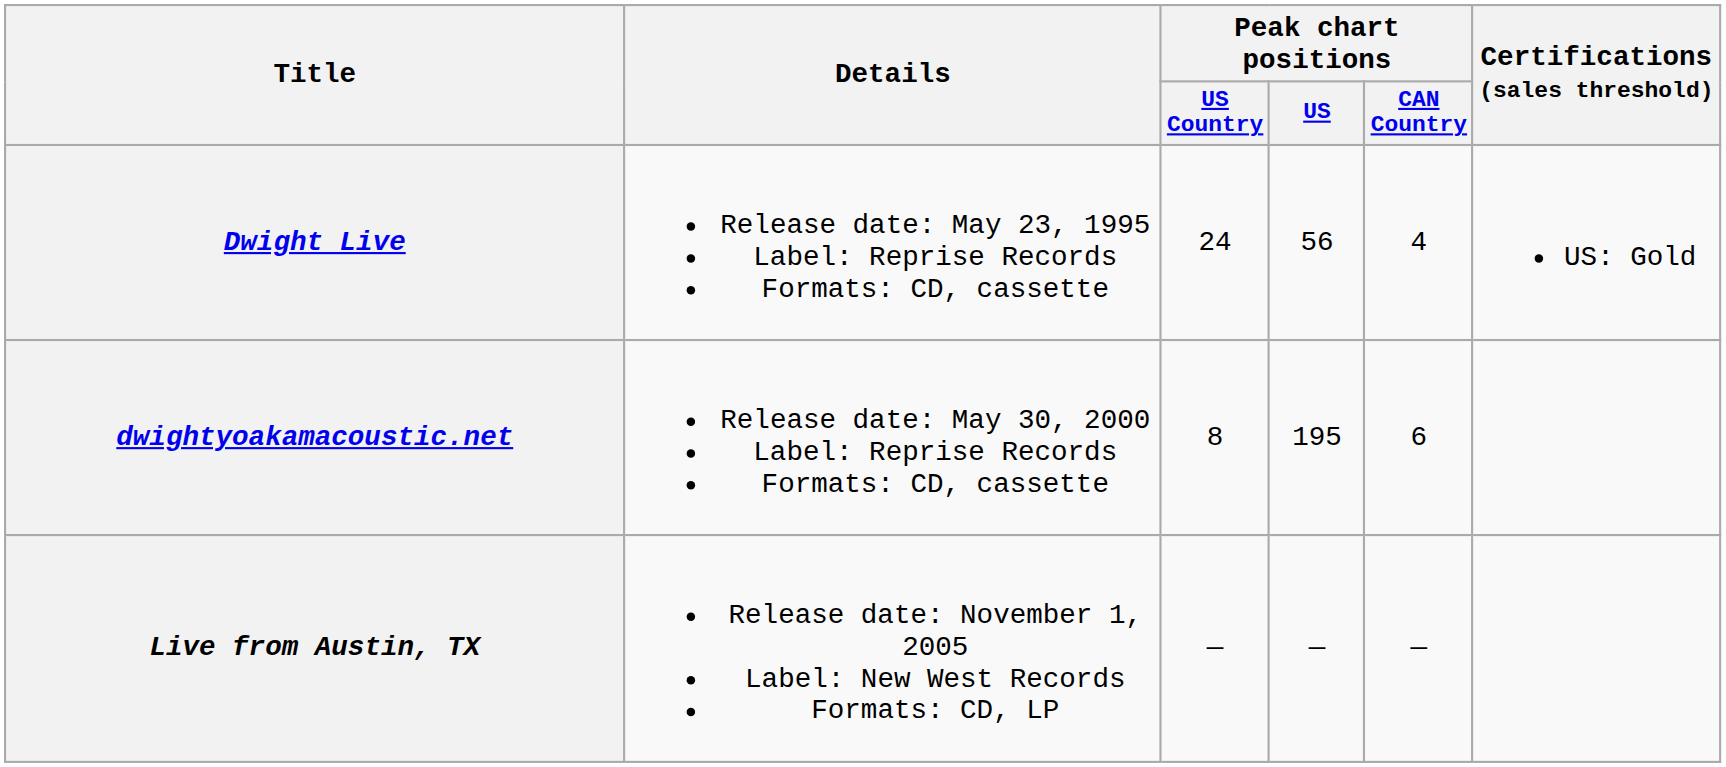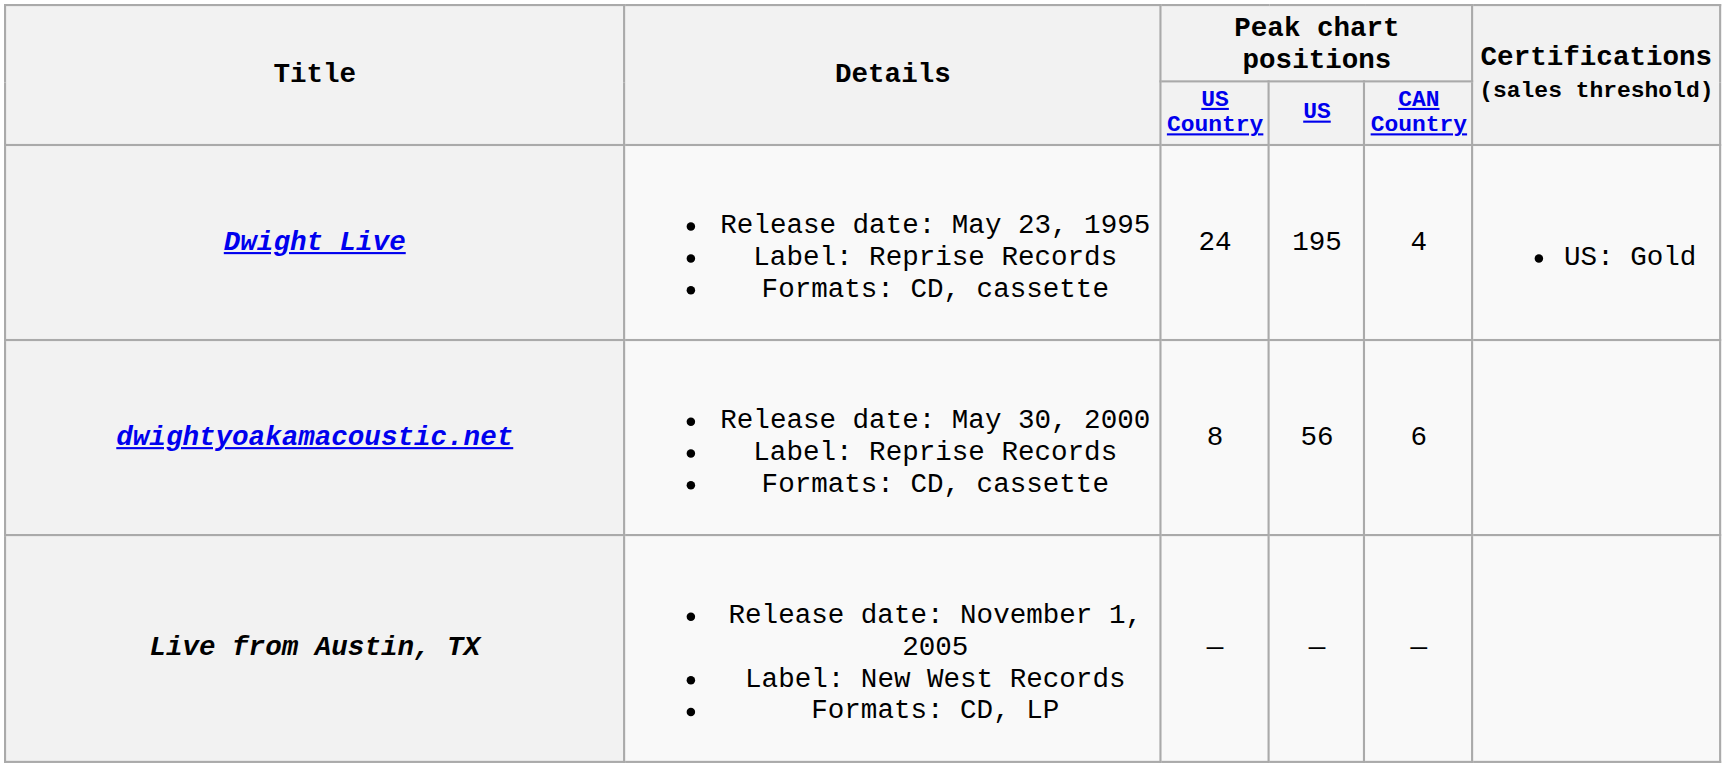(1317, 242) 56 -> (1317, 242) 195
(1317, 437) 195 -> (1317, 437) 56
